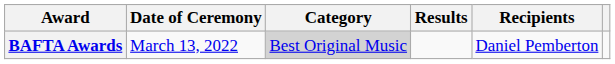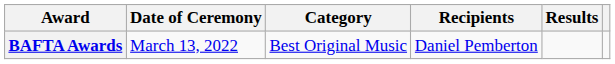columns swapped: (537, 17) <-> (441, 17)
(338, 44) lightgrey background -> (338, 44) no background
